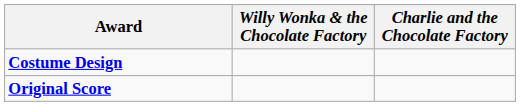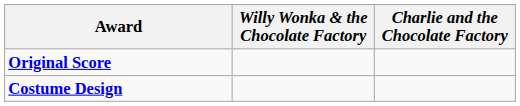rows swapped: (60, 88) <-> (65, 62)
